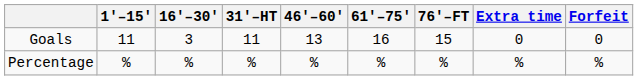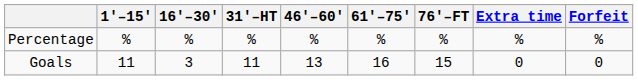rows swapped: (51, 40) <-> (51, 63)
